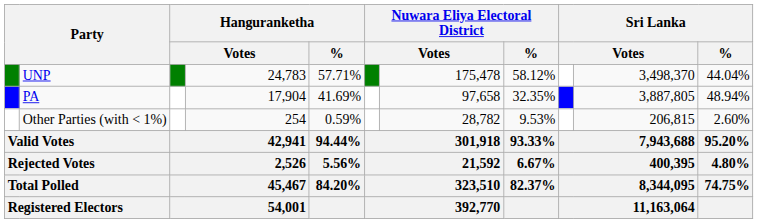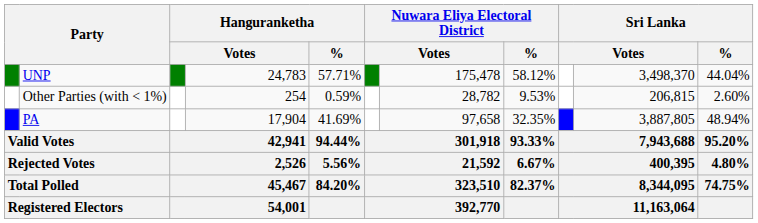rows swapped: (31, 97) <-> (95, 119)
